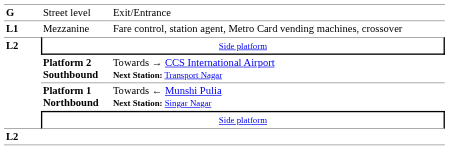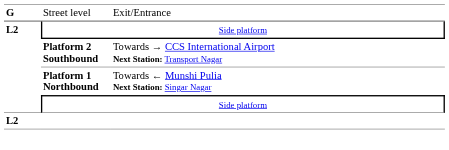- row: (66, 29)
